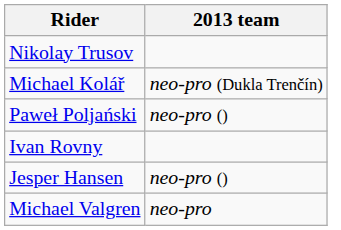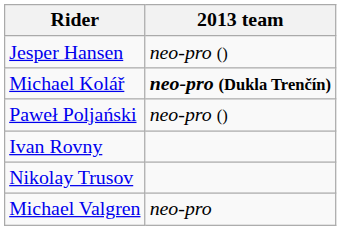rows swapped: (66, 177) <-> (71, 51)
(236, 83) normal -> (240, 83) bold
